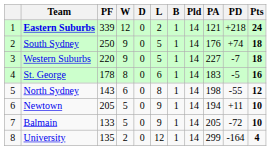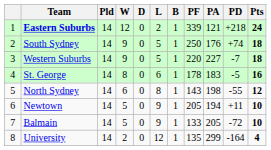columns swapped: (194, 12) <-> (107, 12)
